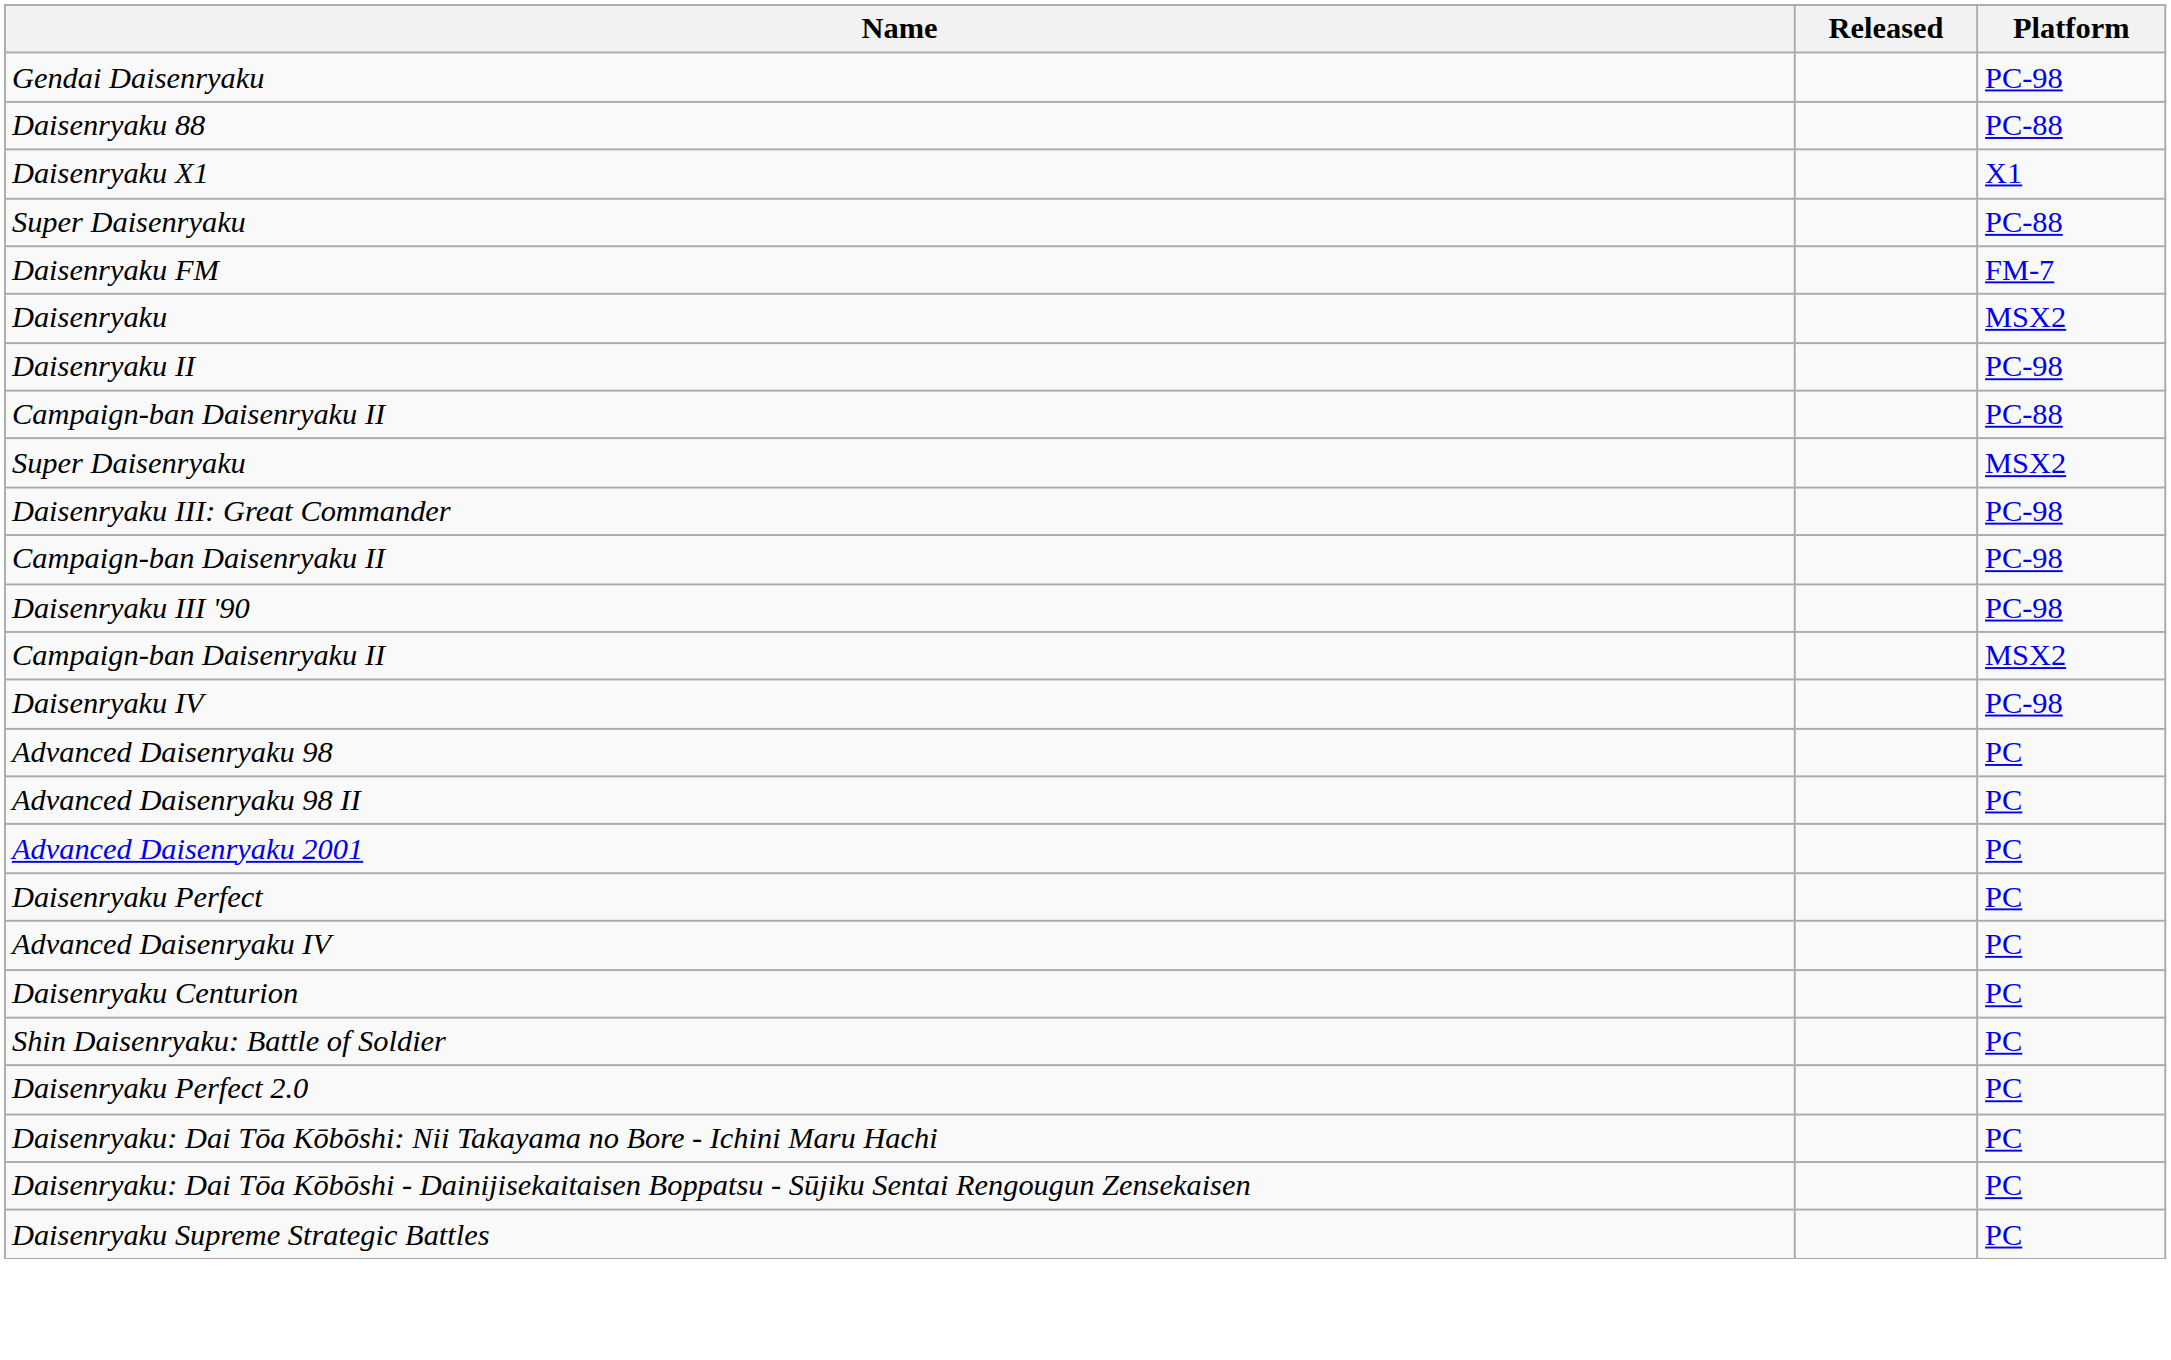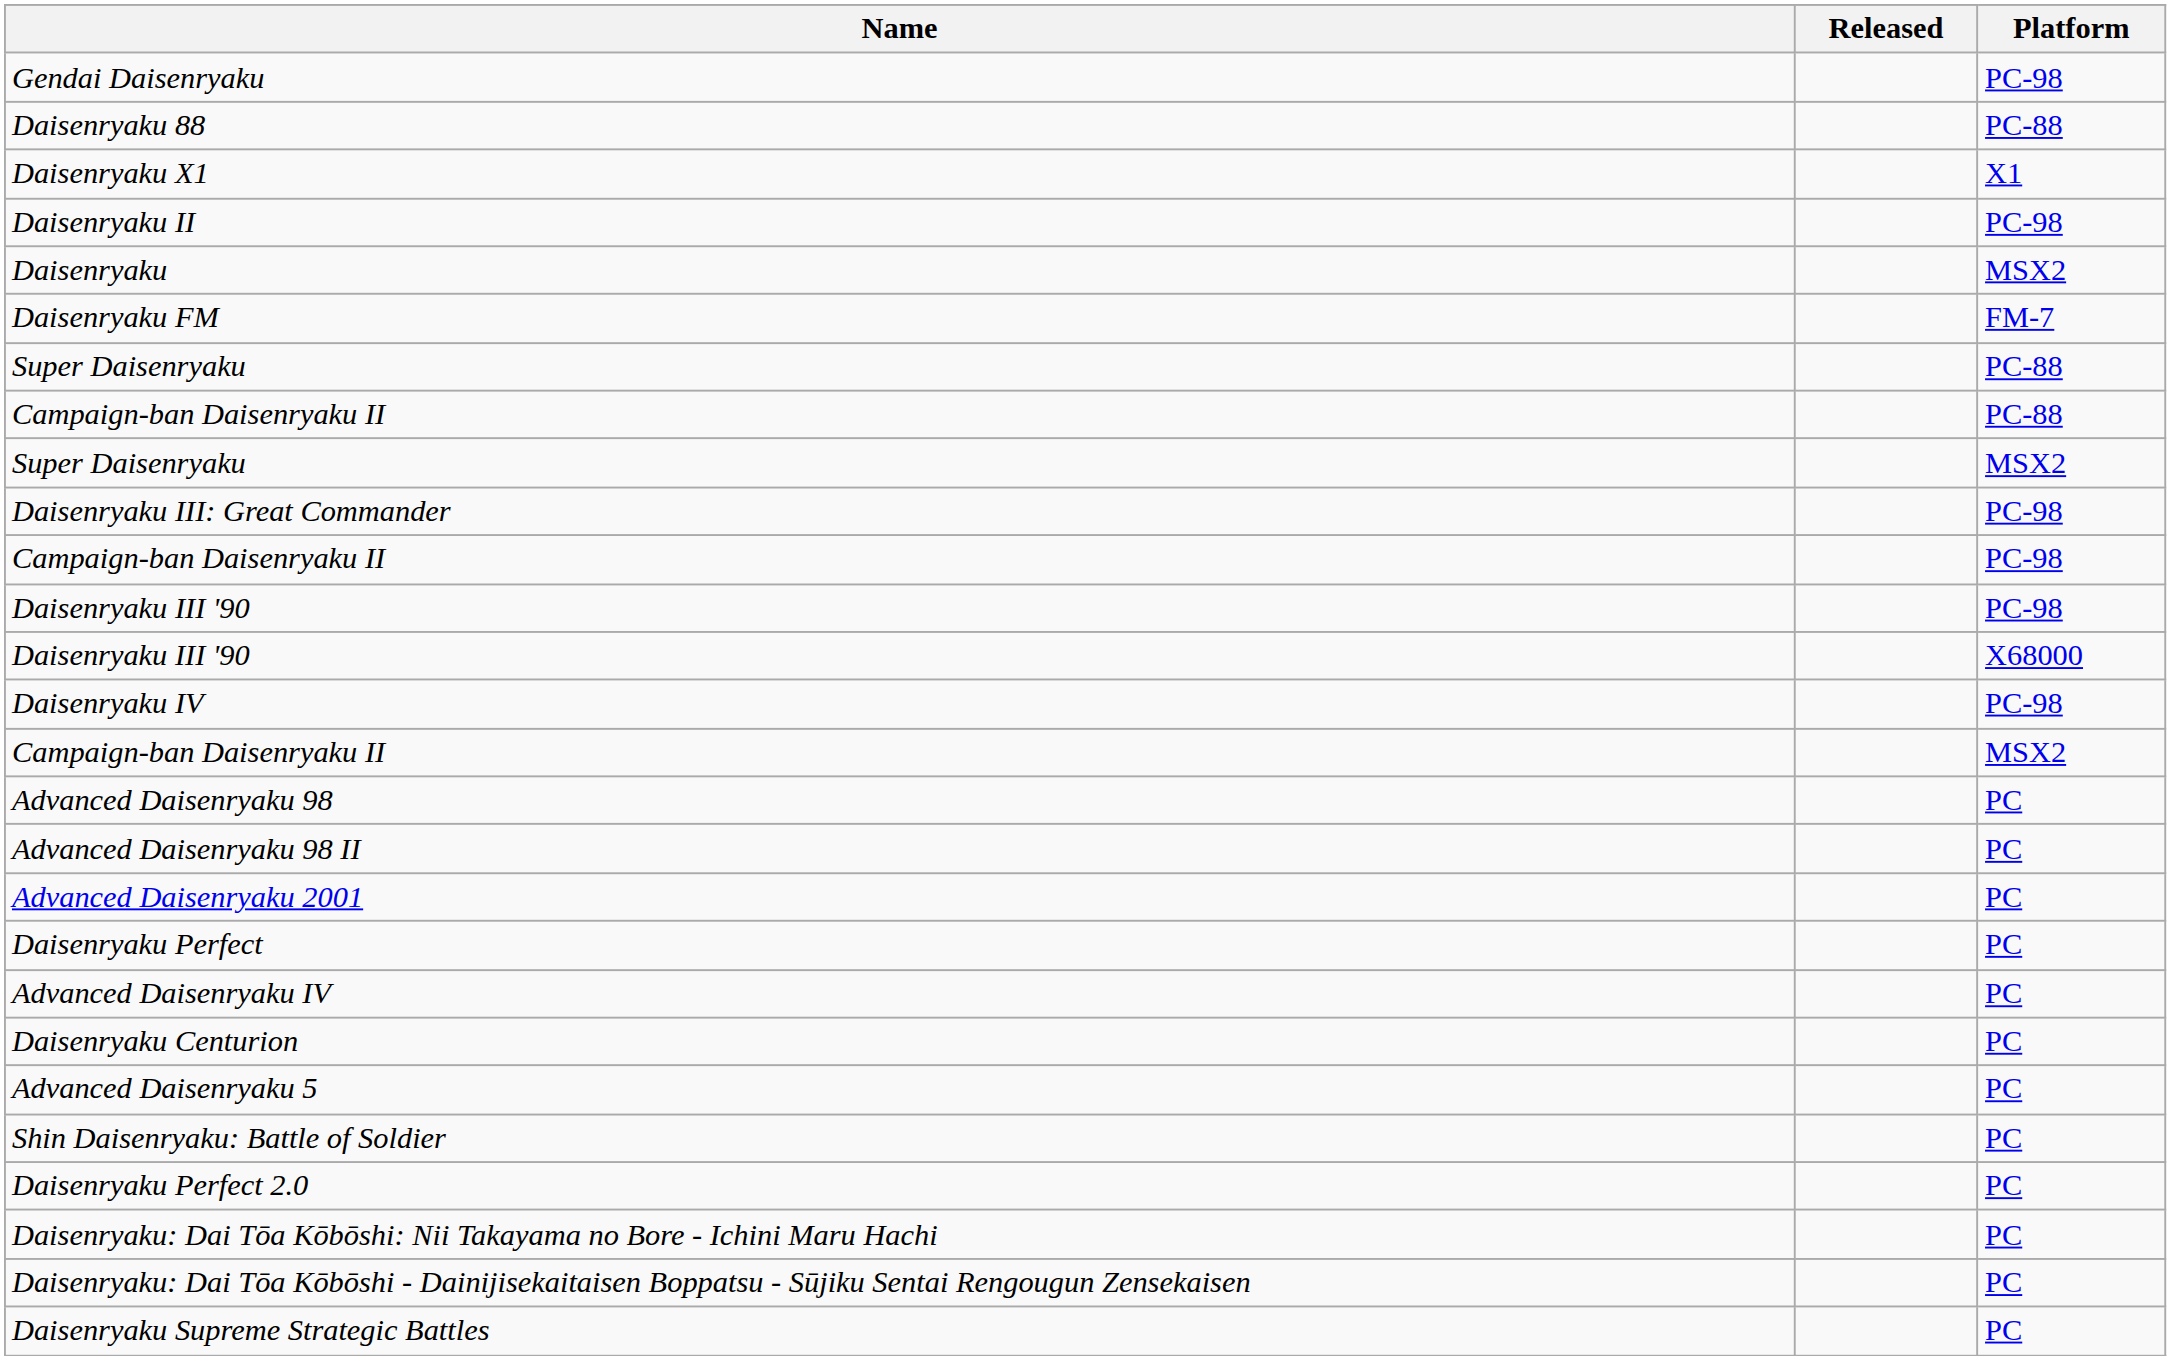rows swapped: (104, 366) <-> (129, 221)
rows swapped: (115, 269) <-> (90, 317)
+ row: (131, 655)
rows swapped: (199, 655) <-> (108, 703)
+ row: (165, 1089)
